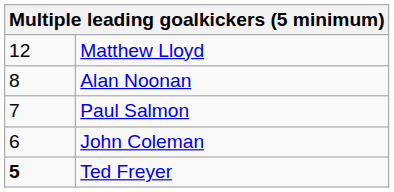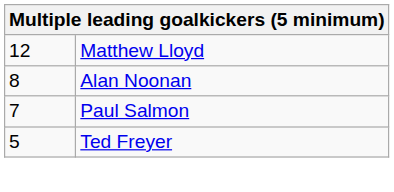- row: (142, 141)
(14, 171) bold -> (14, 141) normal
